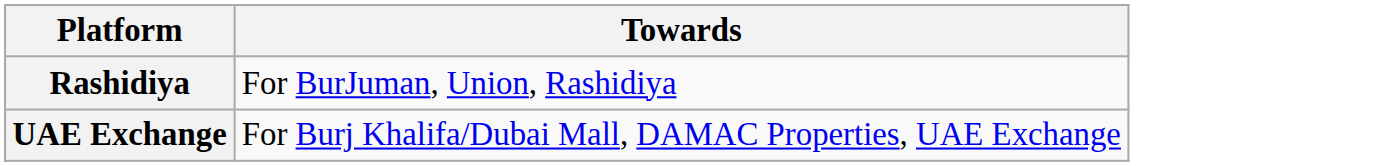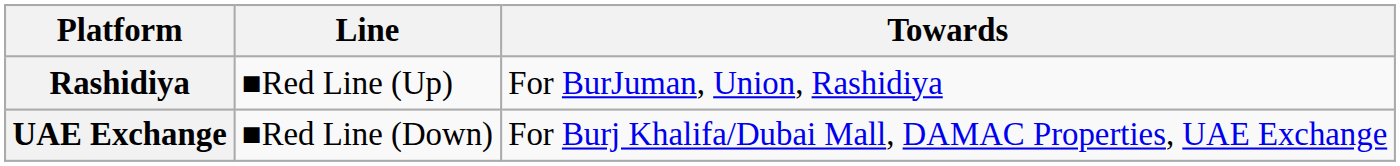+ column: (367, 30)
